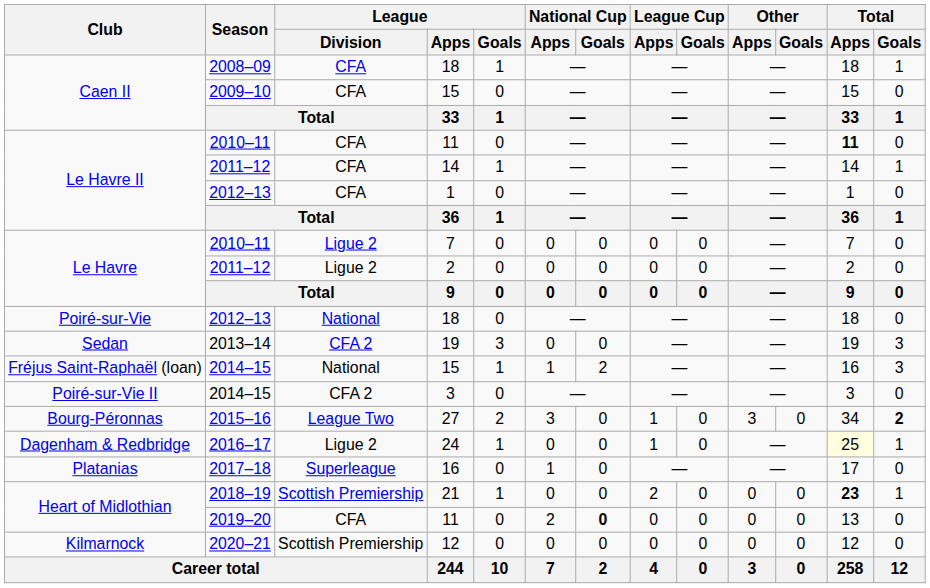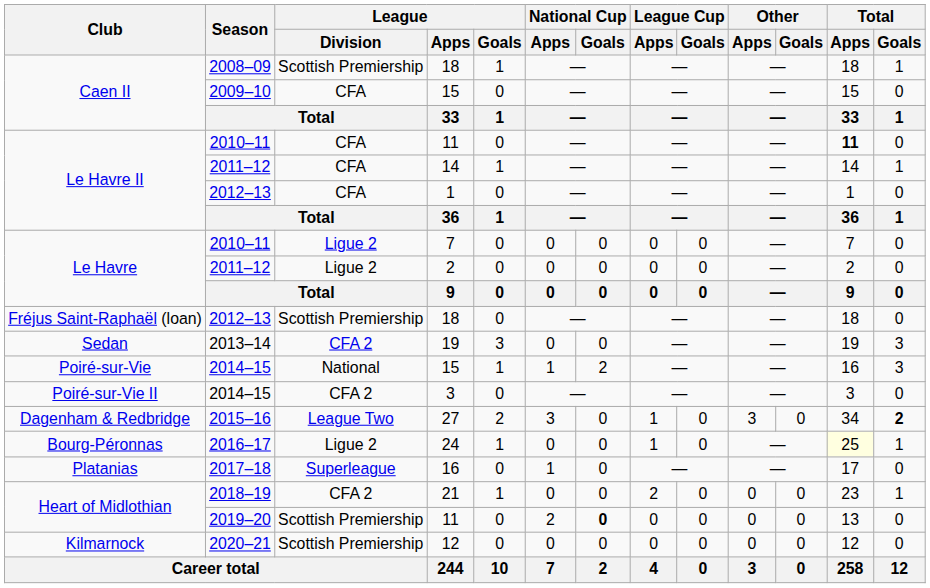(351, 67) CFA -> (351, 67) Scottish Premiership
(105, 318) Poiré-sur-Vie -> (105, 318) Fréjus Saint-Raphaël (loan)
(351, 318) National -> (351, 318) Scottish Premiership
(105, 368) Fréjus Saint-Raphaël (loan) -> (105, 368) Poiré-sur-Vie
(105, 419) Bourg-Péronnas -> (105, 419) Dagenham & Redbridge
(105, 444) Dagenham & Redbridge -> (105, 444) Bourg-Péronnas
(351, 494) Scottish Premiership -> (351, 494) CFA 2
(850, 494) bold -> (850, 494) normal
(351, 519) CFA -> (351, 519) Scottish Premiership
